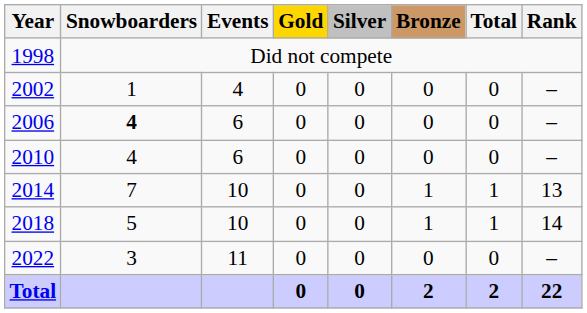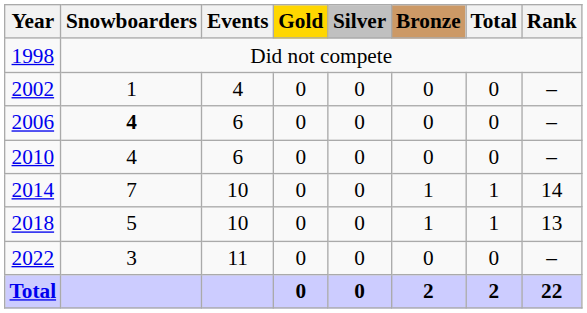(552, 190) 13 -> (552, 190) 14
(552, 223) 14 -> (552, 223) 13
